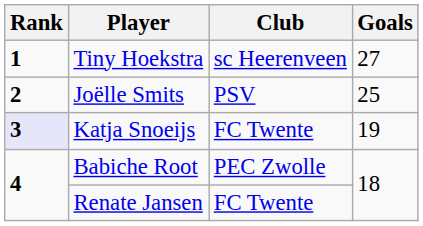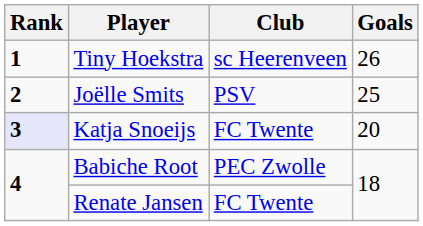(369, 58) 27 -> (369, 58) 26
(369, 130) 19 -> (369, 130) 20
